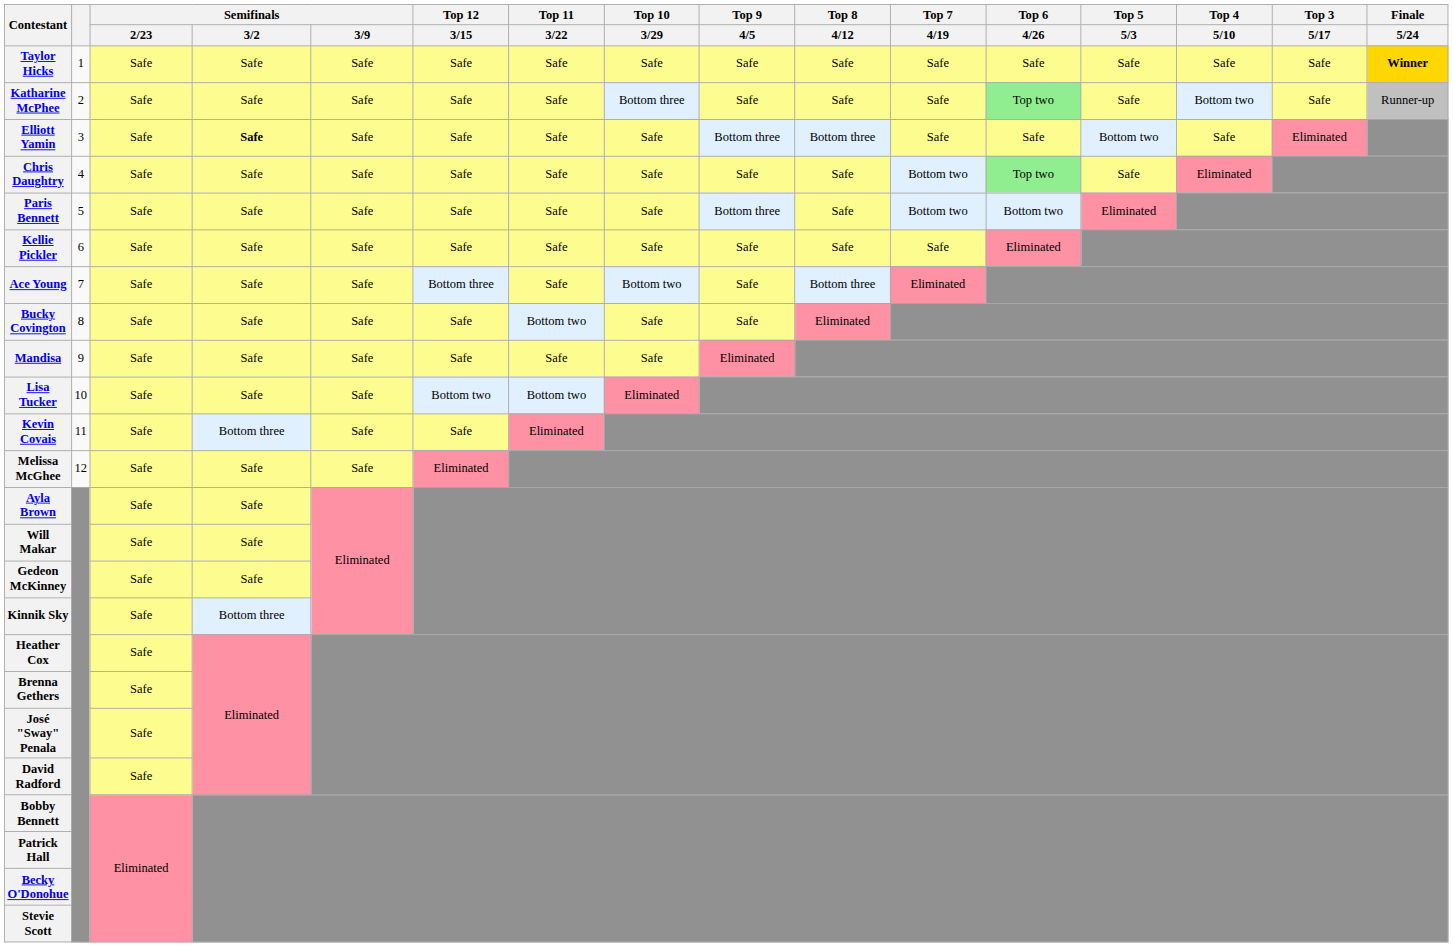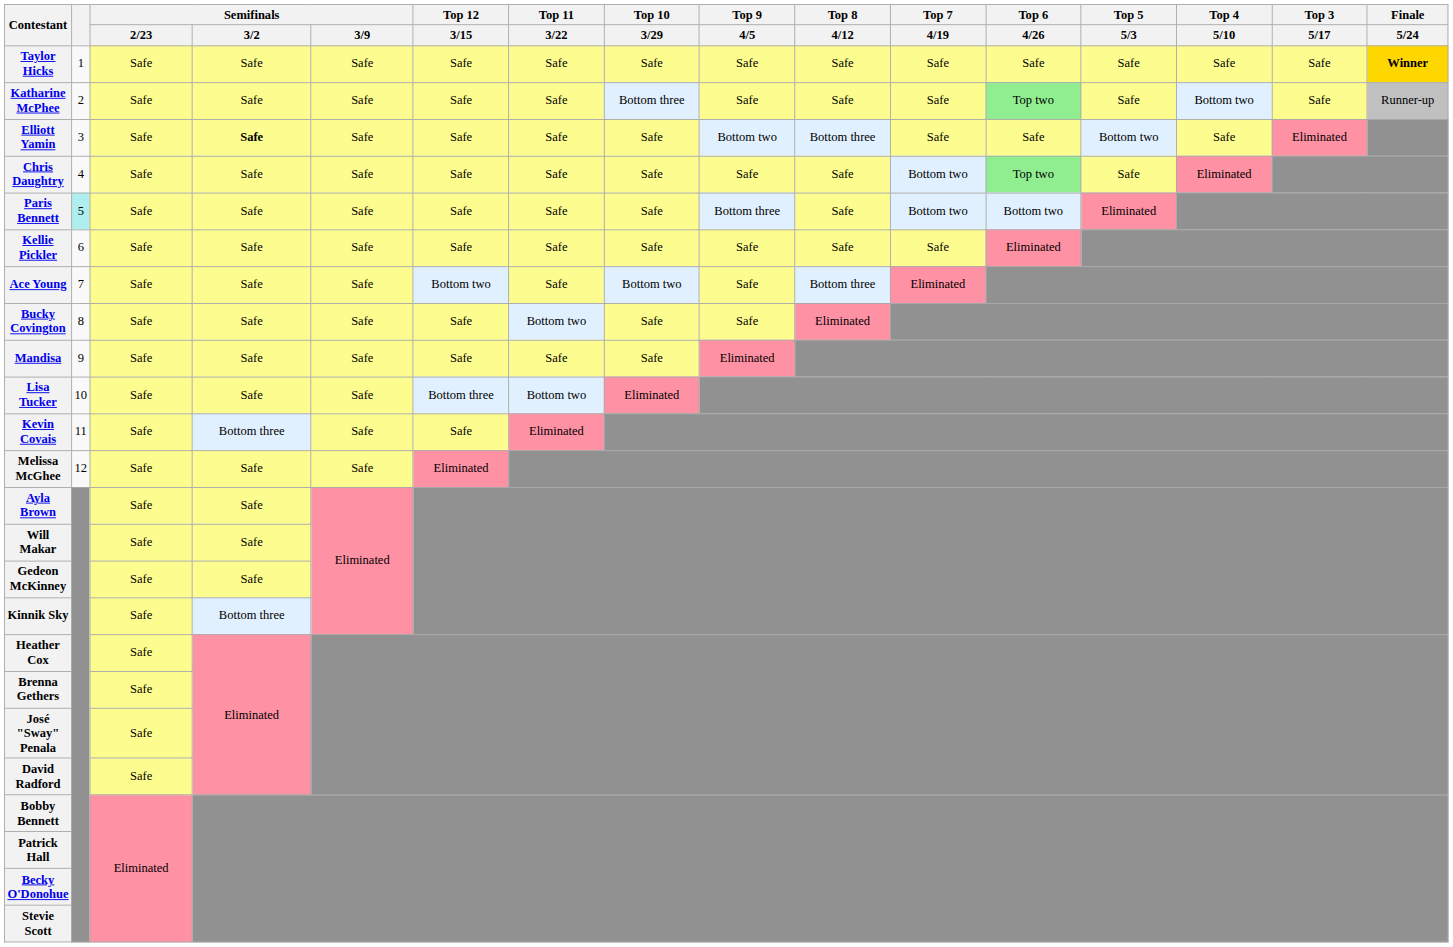(747, 137) Bottom three -> (747, 137) Bottom two
(81, 210) no background -> (81, 210) paleturquoise background
(461, 284) Bottom three -> (461, 284) Bottom two
(461, 394) Bottom two -> (461, 394) Bottom three
